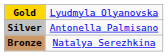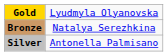rows swapped: (25, 28) <-> (25, 43)
